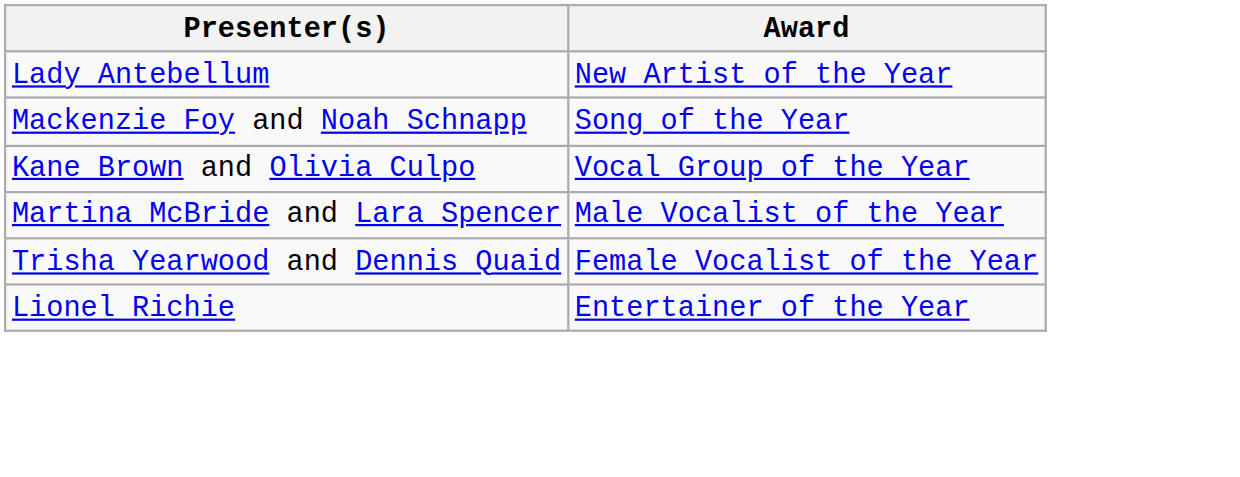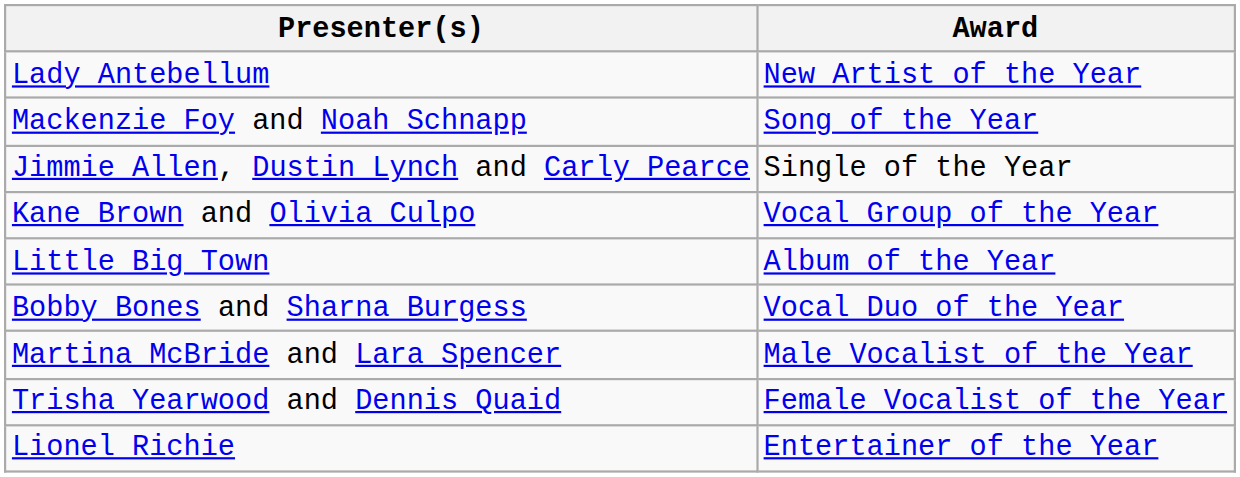+ row: (381, 168)
+ row: (141, 261)
+ row: (269, 308)
